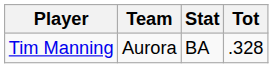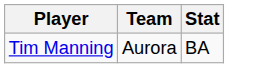- column: (246, 18)
